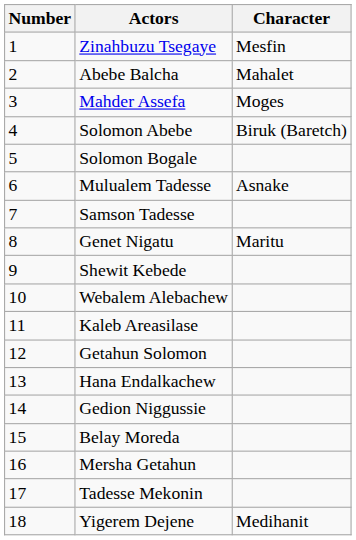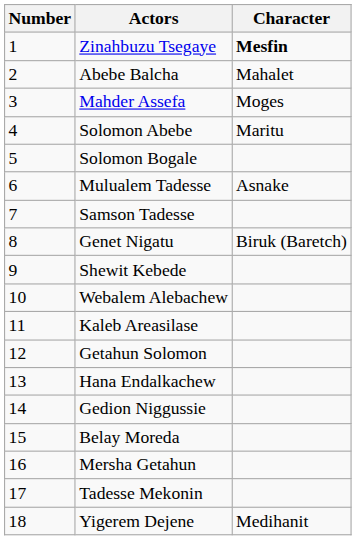(261, 46) normal -> (262, 46) bold
(291, 130) Biruk (Baretch) -> (260, 130) Maritu
(260, 241) Maritu -> (291, 241) Biruk (Baretch)
